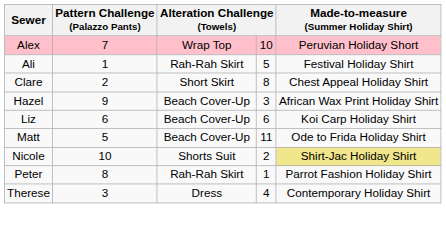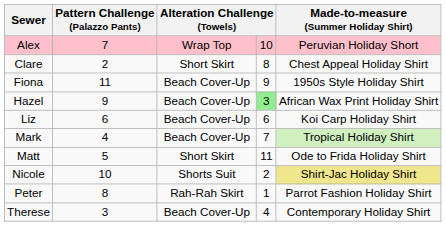- row: (28, 63)
+ row: (28, 82)
(266, 100) no background -> (266, 100) lightgreen background
+ row: (28, 138)
(207, 138) Beach Cover-Up -> (207, 156) Short Skirt
(207, 193) Dress -> (207, 212) Beach Cover-Up
